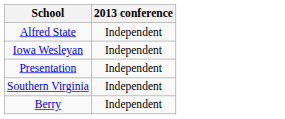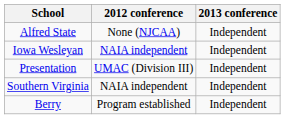+ column: (144, 13)
